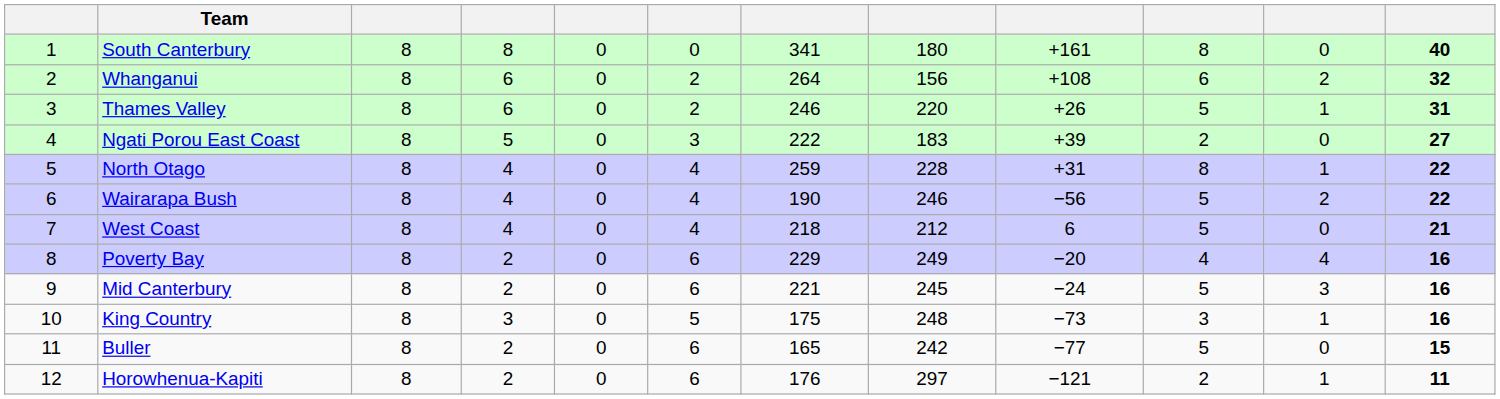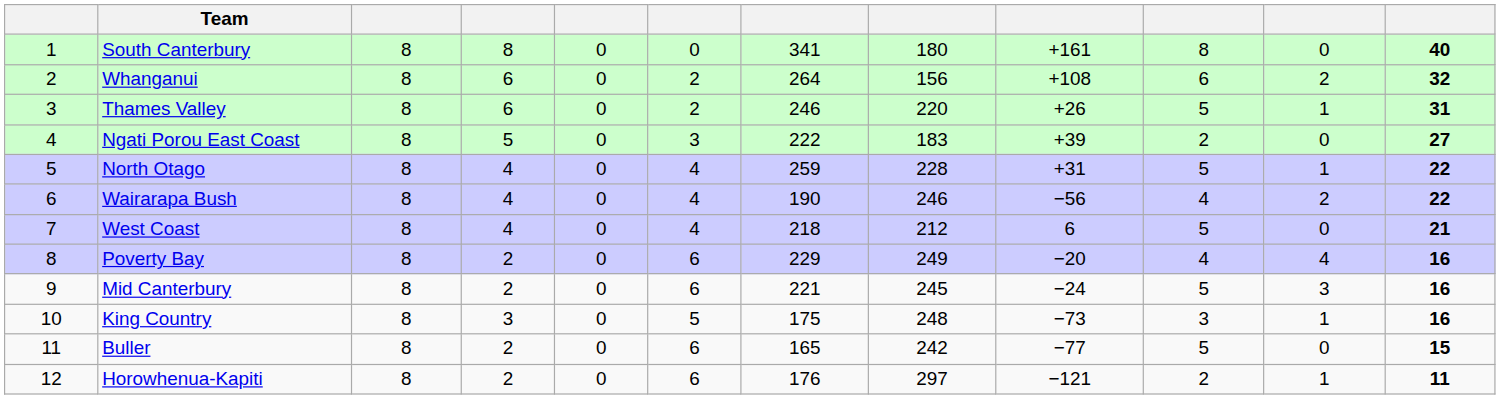(1204, 169) 8 -> (1204, 169) 5
(1204, 199) 5 -> (1204, 199) 4
